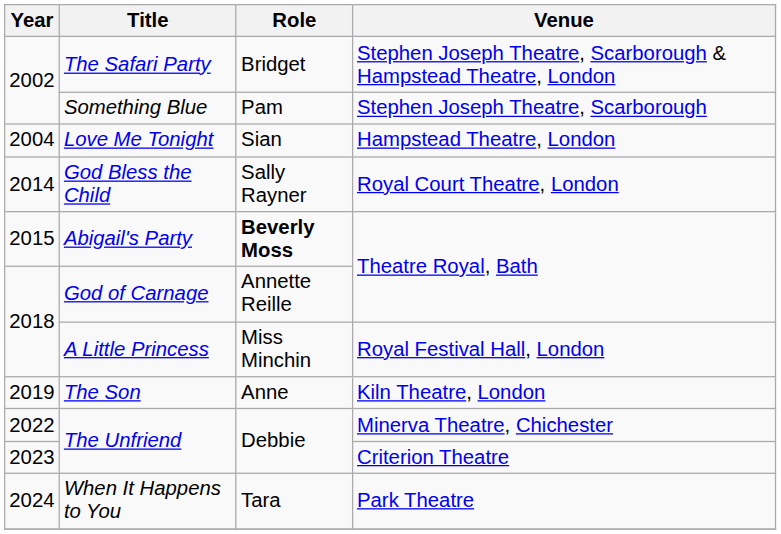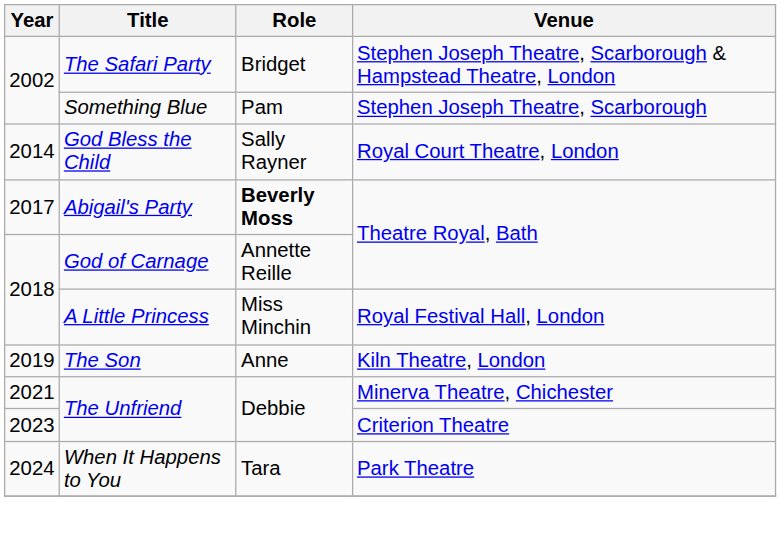- row: (139, 140)
(32, 238) 2015 -> (32, 206) 2017
(32, 424) 2022 -> (32, 392) 2021
